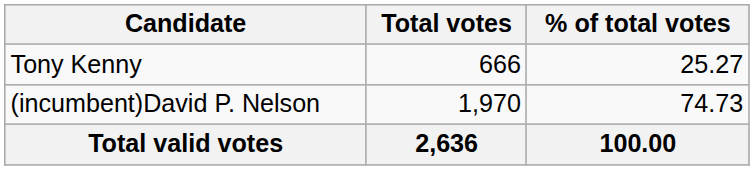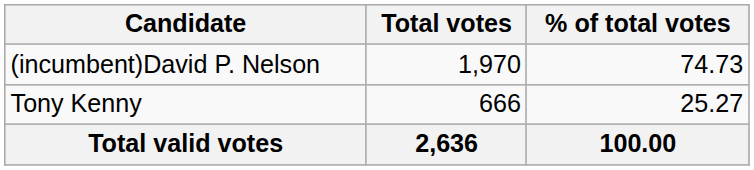rows swapped: (165, 104) <-> (76, 64)
